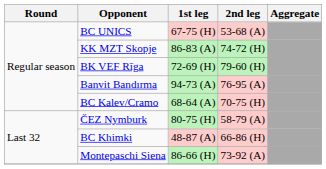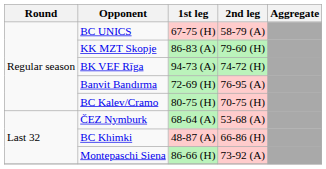(243, 31) 53-68 (A) -> (243, 31) 58-79 (A)
(243, 48) 74-72 (H) -> (243, 48) 79-60 (H)
(193, 66) 72-69 (H) -> (193, 66) 94-73 (A)
(243, 66) 79-60 (H) -> (243, 66) 74-72 (H)
(193, 84) 94-73 (A) -> (193, 84) 72-69 (H)
(193, 102) 68-64 (A) -> (193, 102) 80-75 (H)
(193, 119) 80-75 (H) -> (193, 119) 68-64 (A)
(243, 119) 58-79 (A) -> (243, 119) 53-68 (A)
